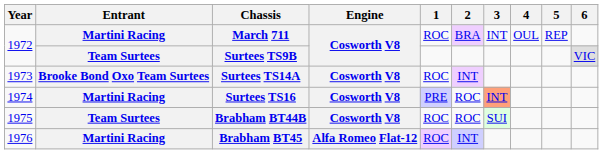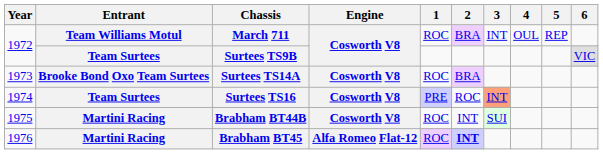(124, 35) Martini Racing -> (124, 35) Team Williams Motul
(468, 76) INT -> (468, 76) BRA
(124, 96) Martini Racing -> (124, 96) Team Surtees
(124, 117) Team Surtees -> (124, 117) Martini Racing
(468, 117) ROC -> (468, 117) INT
(468, 138) normal -> (468, 138) bold
